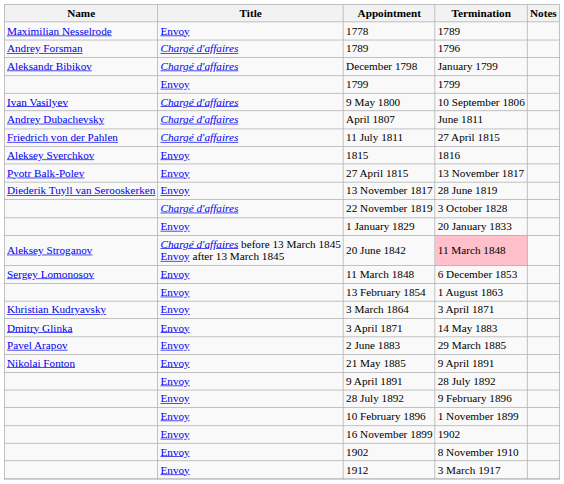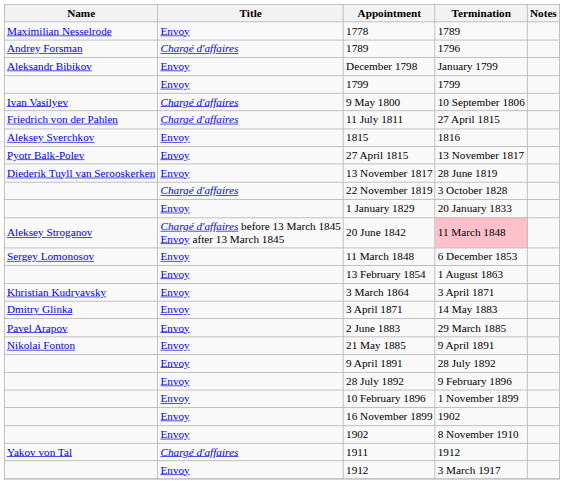(199, 66) Chargé d'affaires -> (175, 66) Envoy
- row: (370, 119)
+ row: (357, 452)
